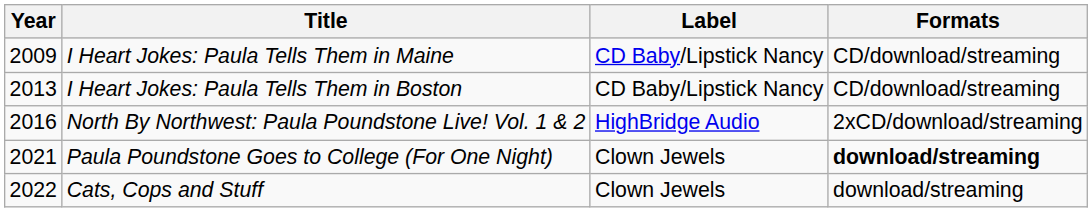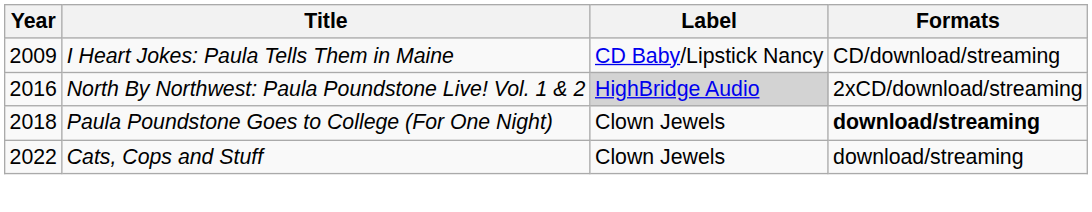- row: (264, 88)
(677, 122) no background -> (677, 88) lightgrey background
(33, 156) 2021 -> (33, 122) 2018
